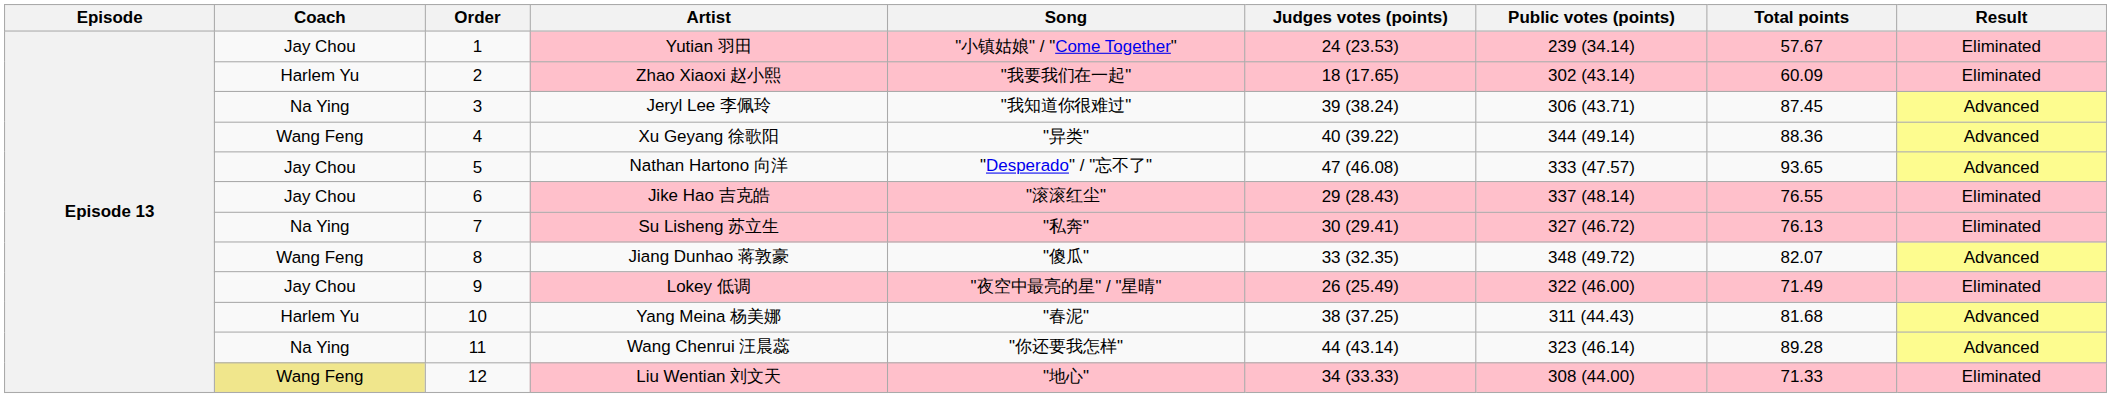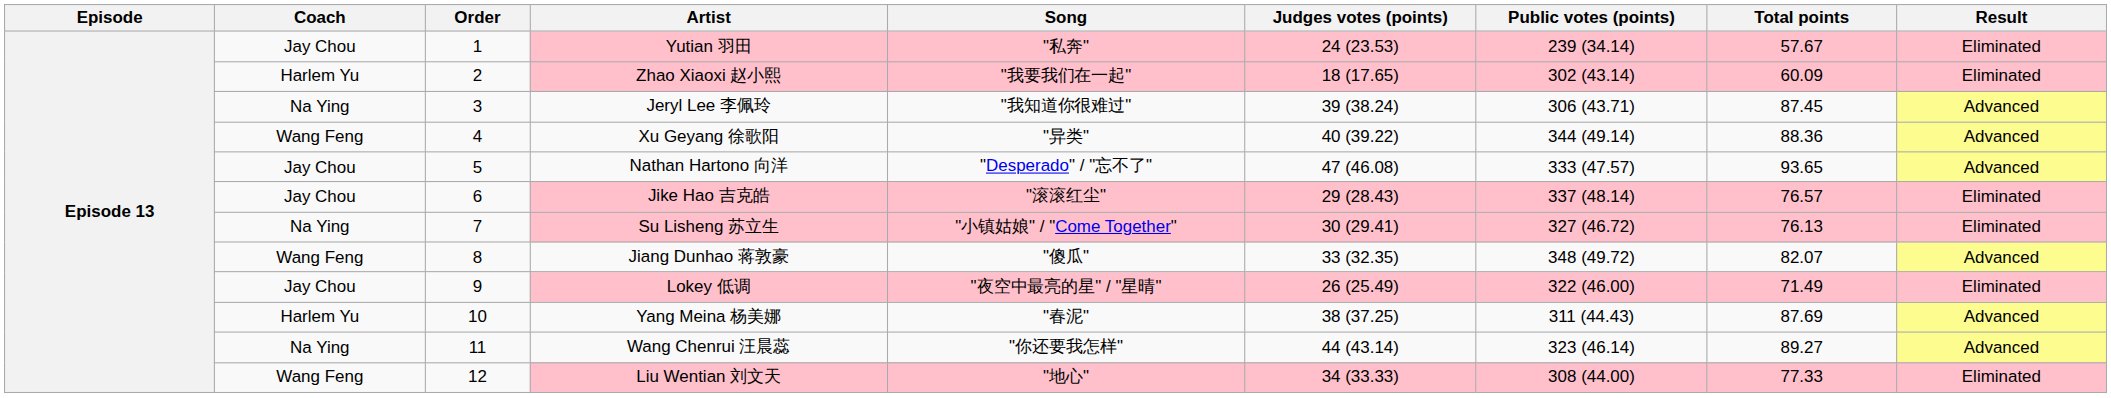(1066, 45) "小镇姑娘" / "Come Together" -> (1066, 45) "私奔"
(1802, 196) 76.55 -> (1802, 196) 76.57
(1066, 226) "私奔" -> (1066, 226) "小镇姑娘" / "Come Together"
(1802, 317) 81.68 -> (1802, 317) 87.69
(1802, 347) 89.28 -> (1802, 347) 89.27
(320, 377) khaki background -> (320, 377) no background
(1802, 377) 71.33 -> (1802, 377) 77.33
